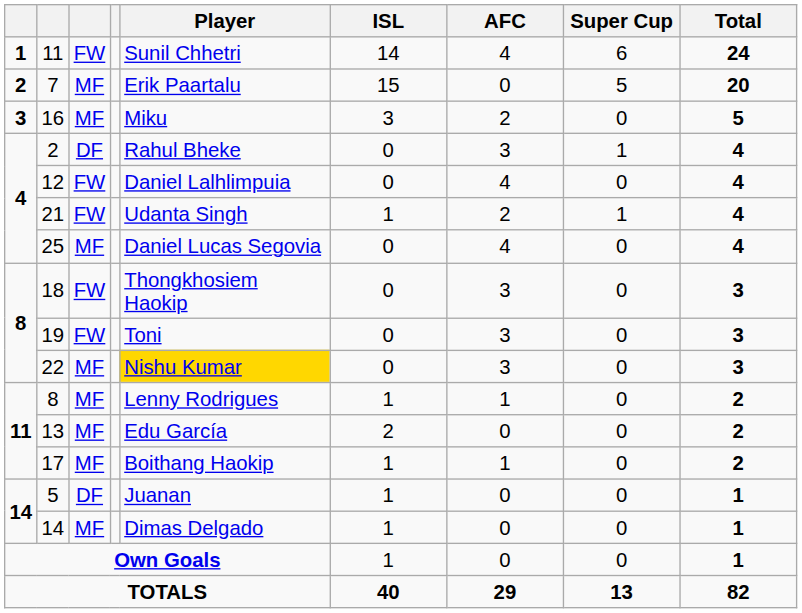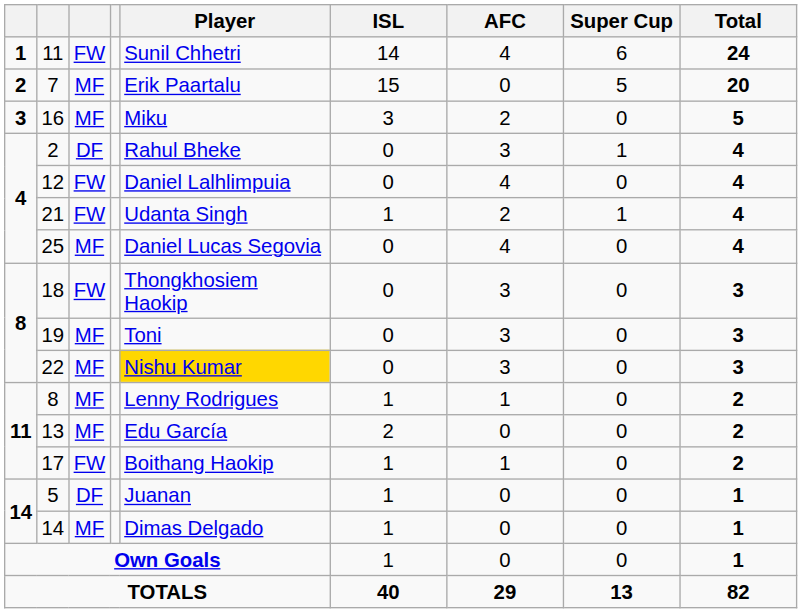(89, 334) FW -> (89, 334) MF
(89, 463) MF -> (89, 463) FW
